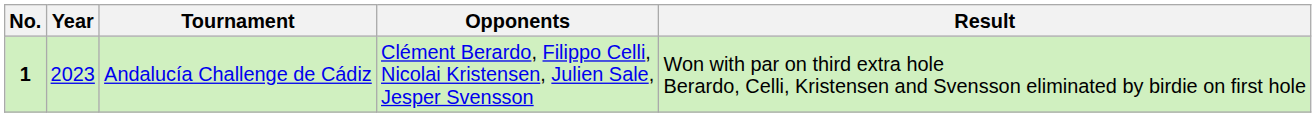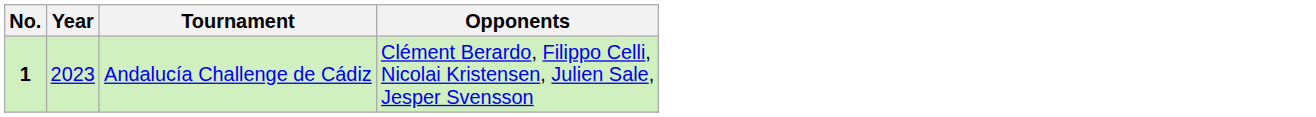- column: (985, 21)
